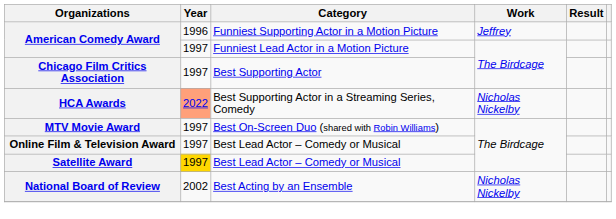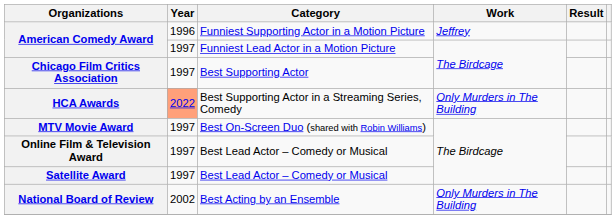(499, 103) Nicholas Nickelby -> (487, 103) Only Murders in The Building
(196, 162) gold background -> (182, 175) no background
(499, 186) Nicholas Nickelby -> (487, 199) Only Murders in The Building
